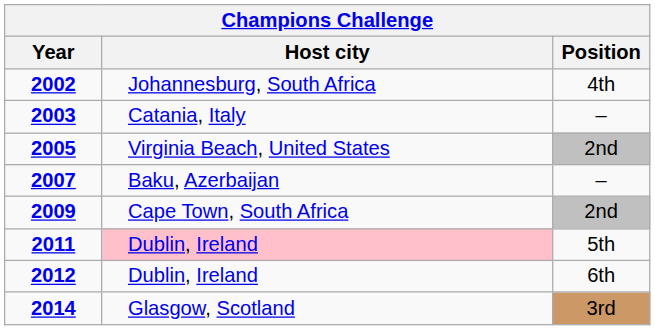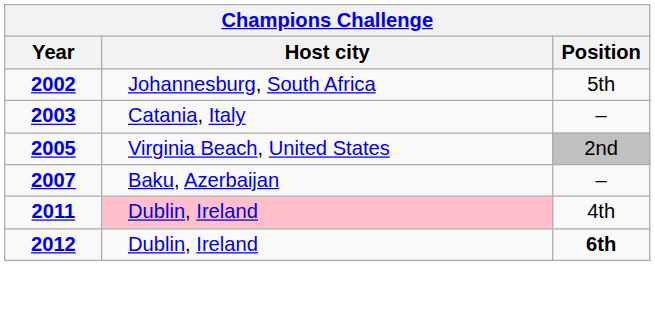(601, 84) 4th -> (601, 84) 5th
- row: (53, 212)
(601, 244) 5th -> (601, 212) 4th
(601, 276) normal -> (601, 244) bold
- row: (53, 308)
